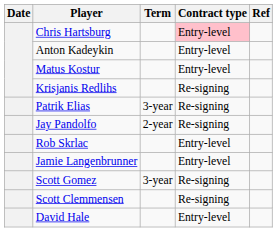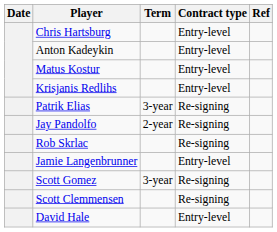(204, 32) pink background -> (204, 32) no background
(204, 87) Re-signing -> (204, 87) Entry-level
(204, 143) Entry-level -> (204, 143) Re-signing
